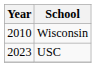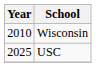(19, 52) 2023 -> (19, 52) 2025
